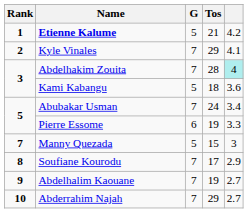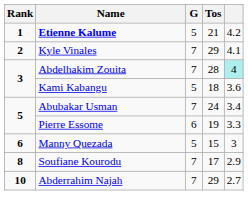(20, 143) 7 -> (20, 143) 6
- row: (86, 180)
